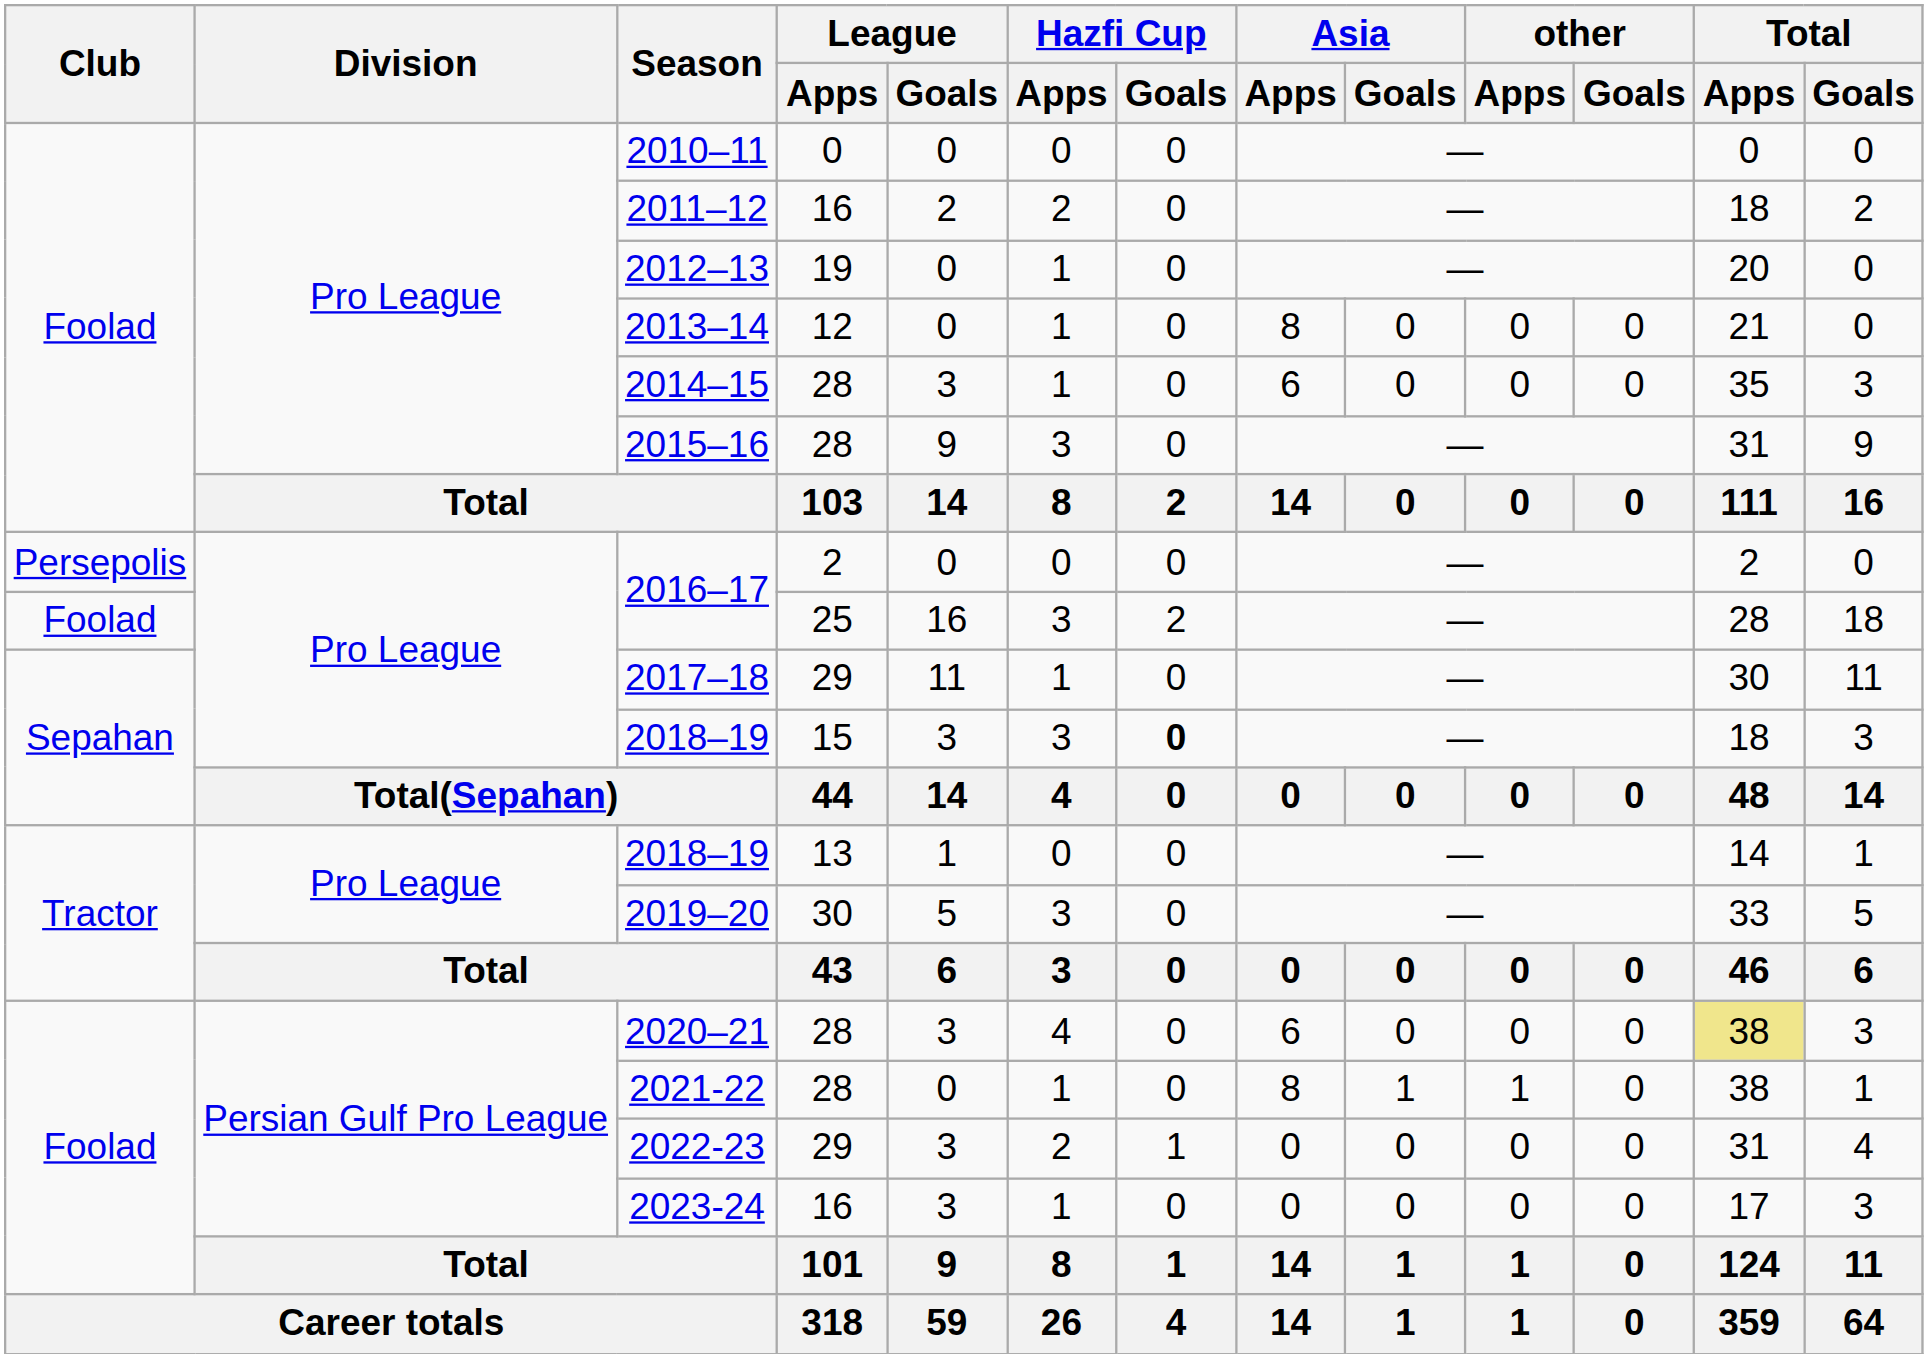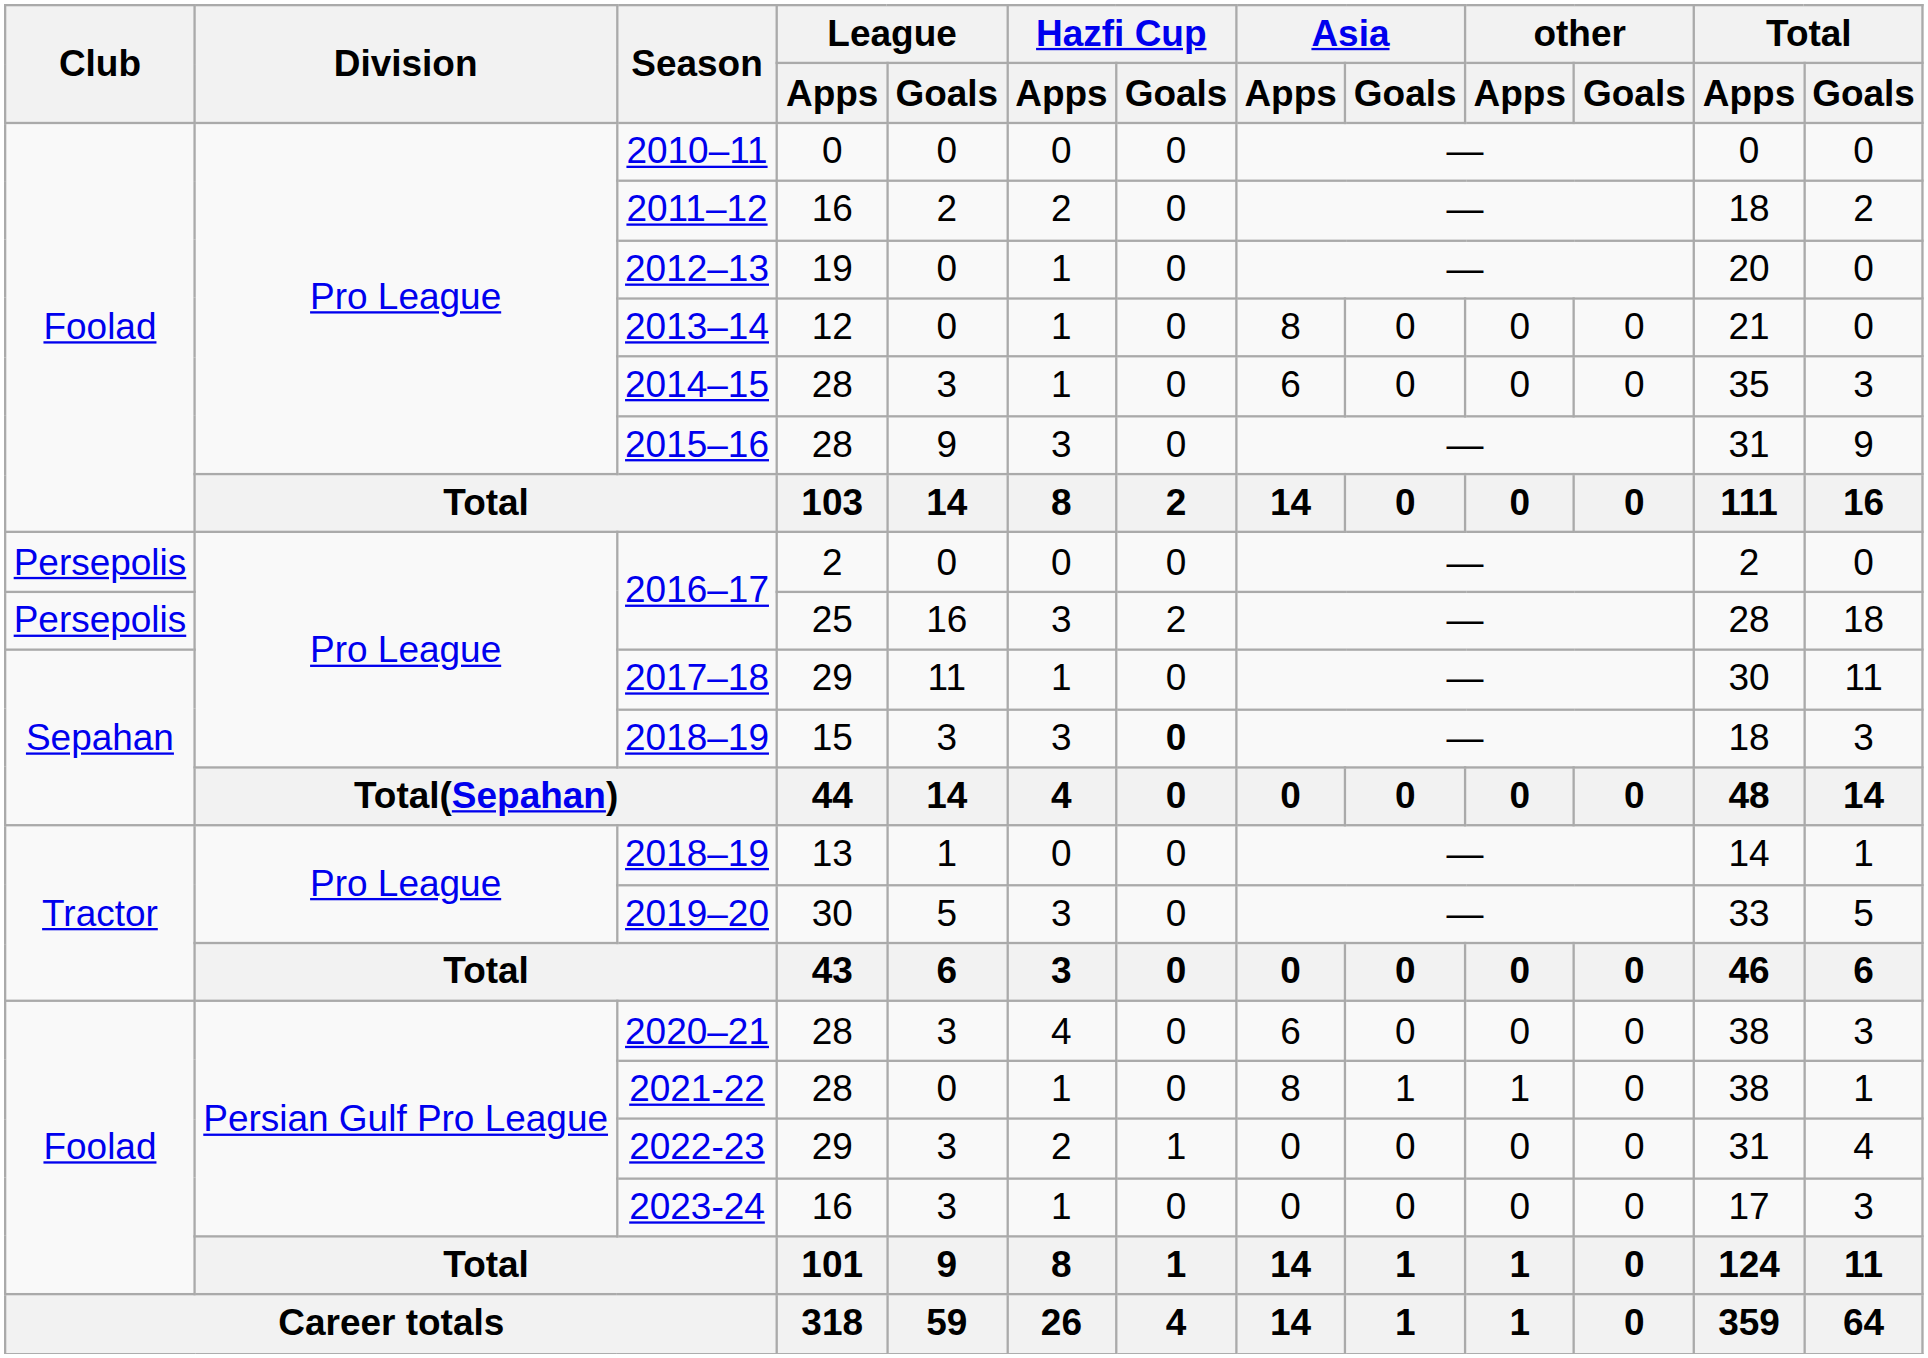(100, 619) Foolad -> (100, 619) Persepolis
(1749, 1030) khaki background -> (1749, 1030) no background
